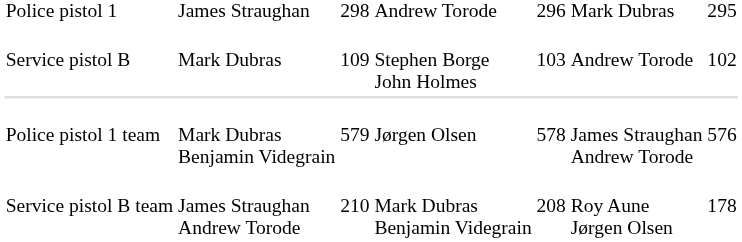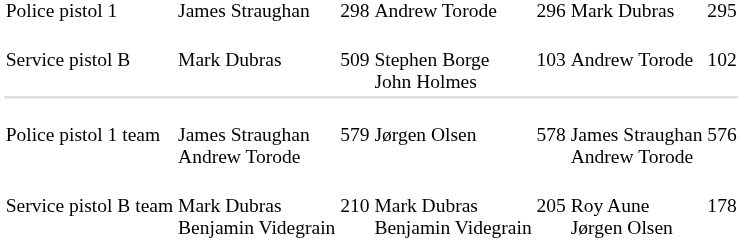(355, 59) 109 -> (355, 59) 509
(257, 145) Mark Dubras Benjamin Videgrain -> (244, 145) James Straughan Andrew Torode
(244, 216) James Straughan Andrew Torode -> (257, 216) Mark Dubras Benjamin Videgrain
(551, 205) 208 -> (551, 205) 205
